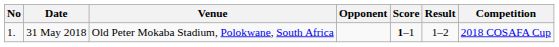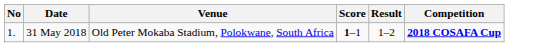- column: (363, 13)
(506, 32) normal -> (454, 32) bold
